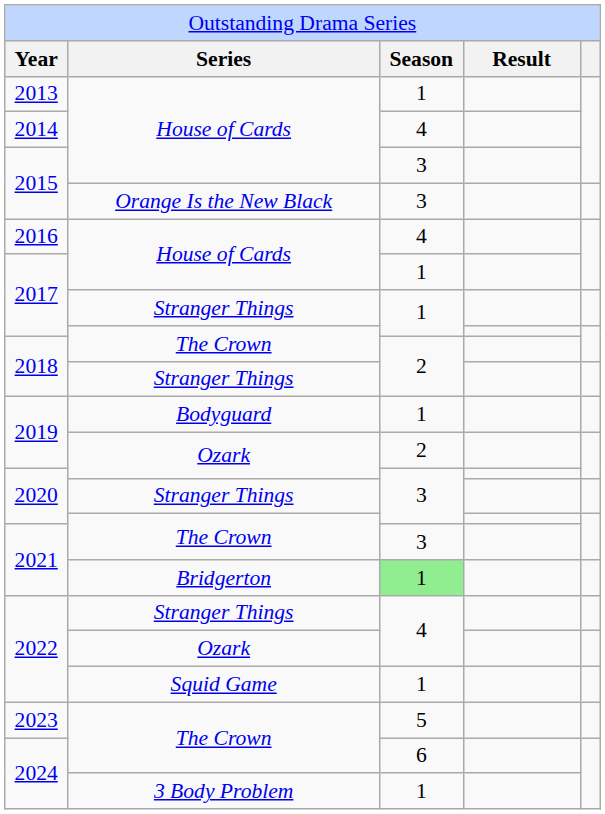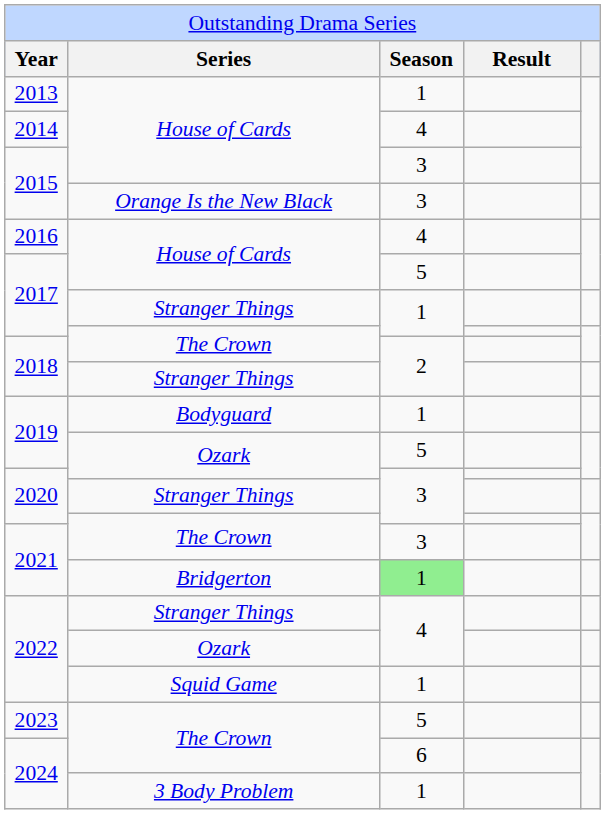(421, 272) 1 -> (421, 272) 5
(421, 450) 2 -> (421, 450) 5
